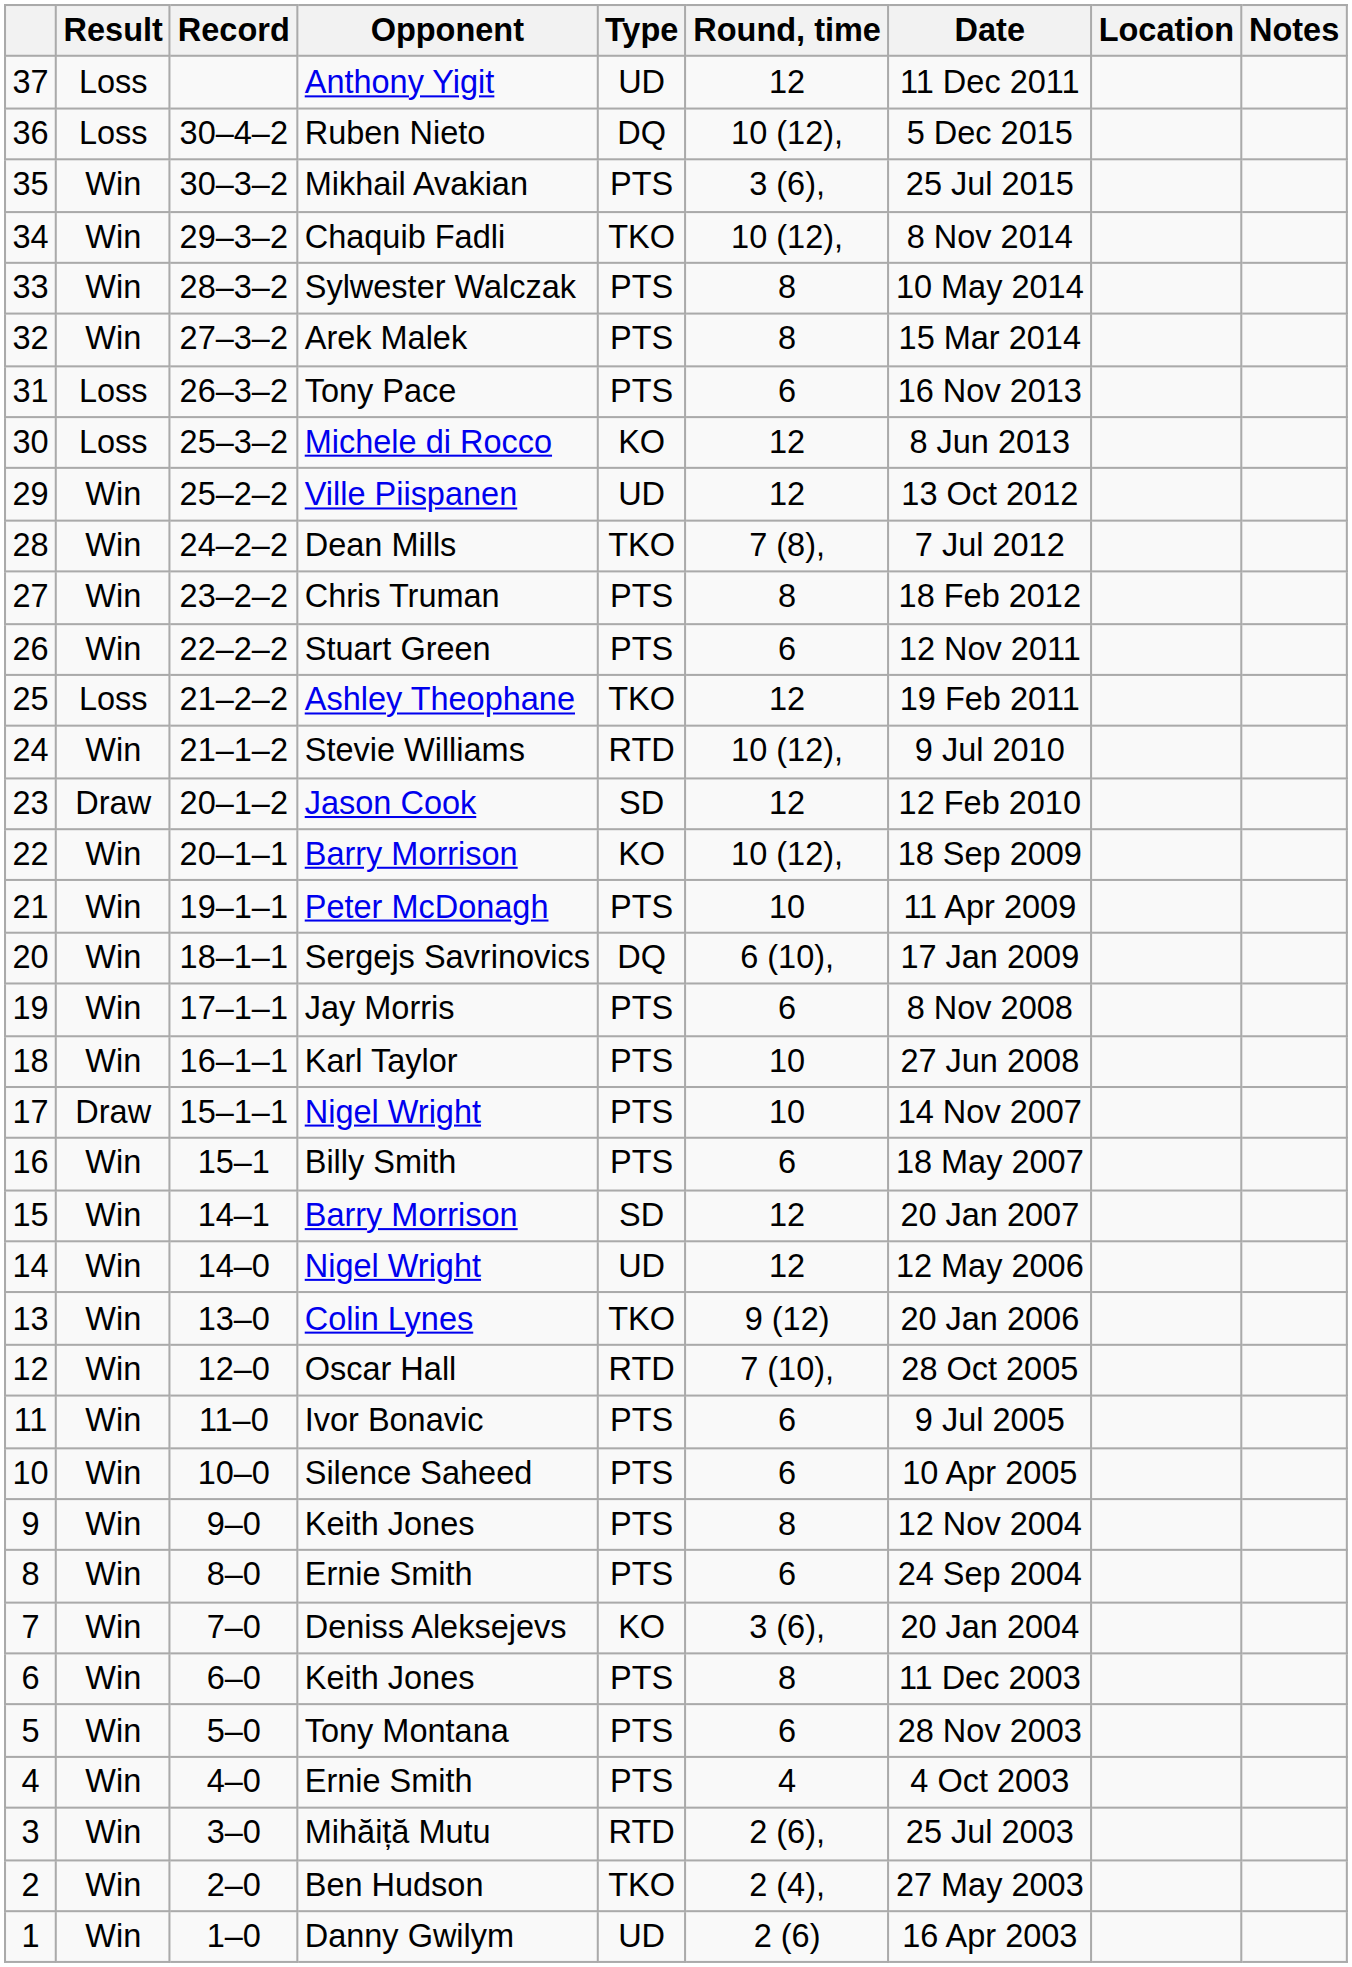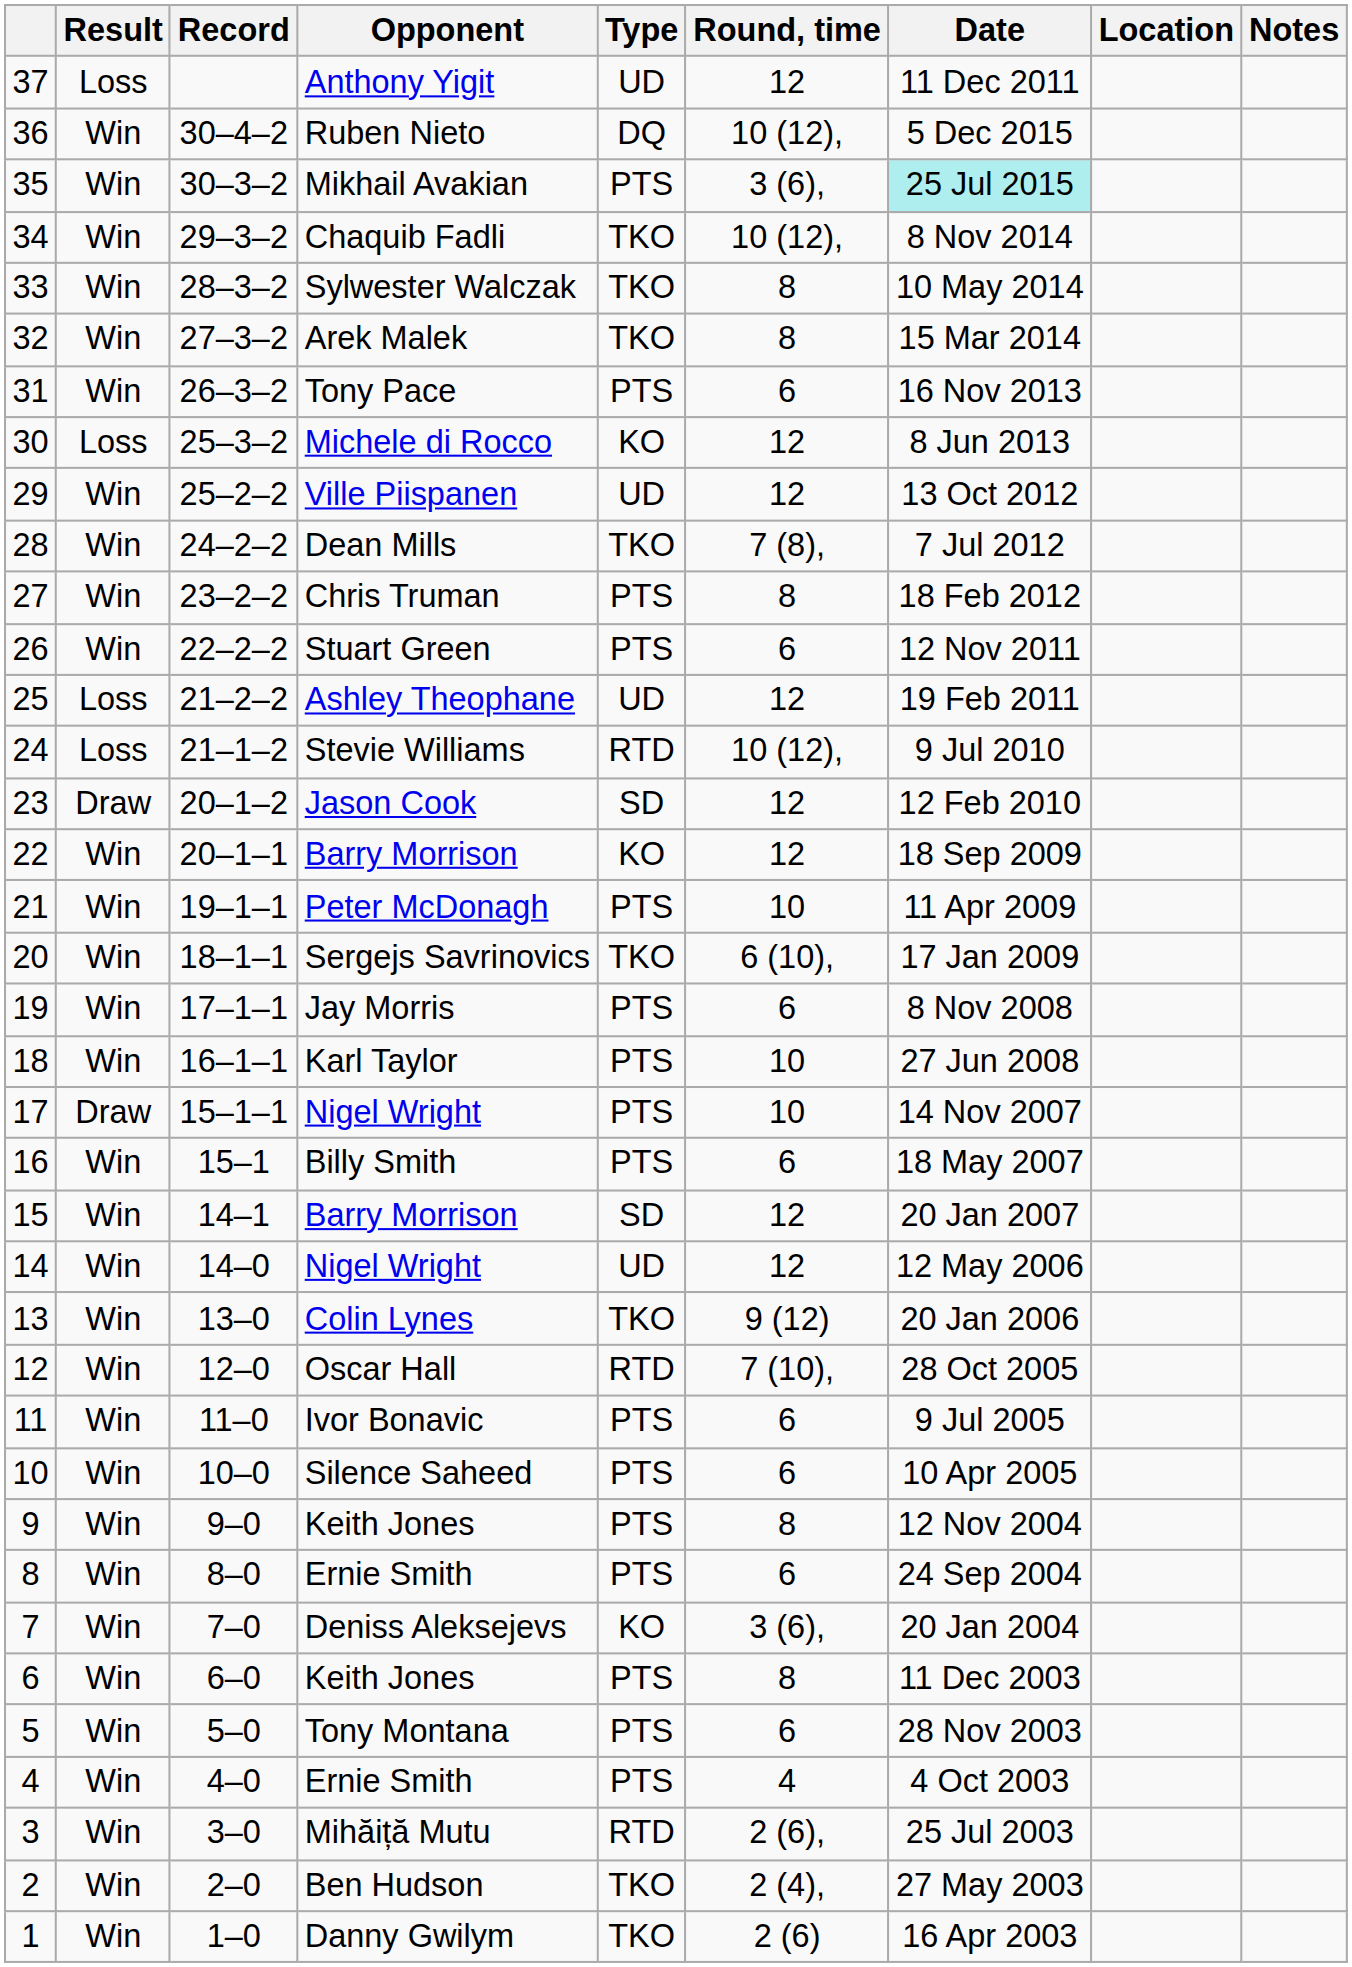(113, 133) Loss -> (113, 133) Win
(990, 184) no background -> (990, 184) paleturquoise background
(642, 287) PTS -> (642, 287) TKO
(642, 339) PTS -> (642, 339) TKO
(113, 390) Loss -> (113, 390) Win
(642, 699) TKO -> (642, 699) UD
(113, 751) Win -> (113, 751) Loss
(787, 854) 10 (12), -> (787, 854) 12
(642, 957) DQ -> (642, 957) TKO
(642, 1936) UD -> (642, 1936) TKO
